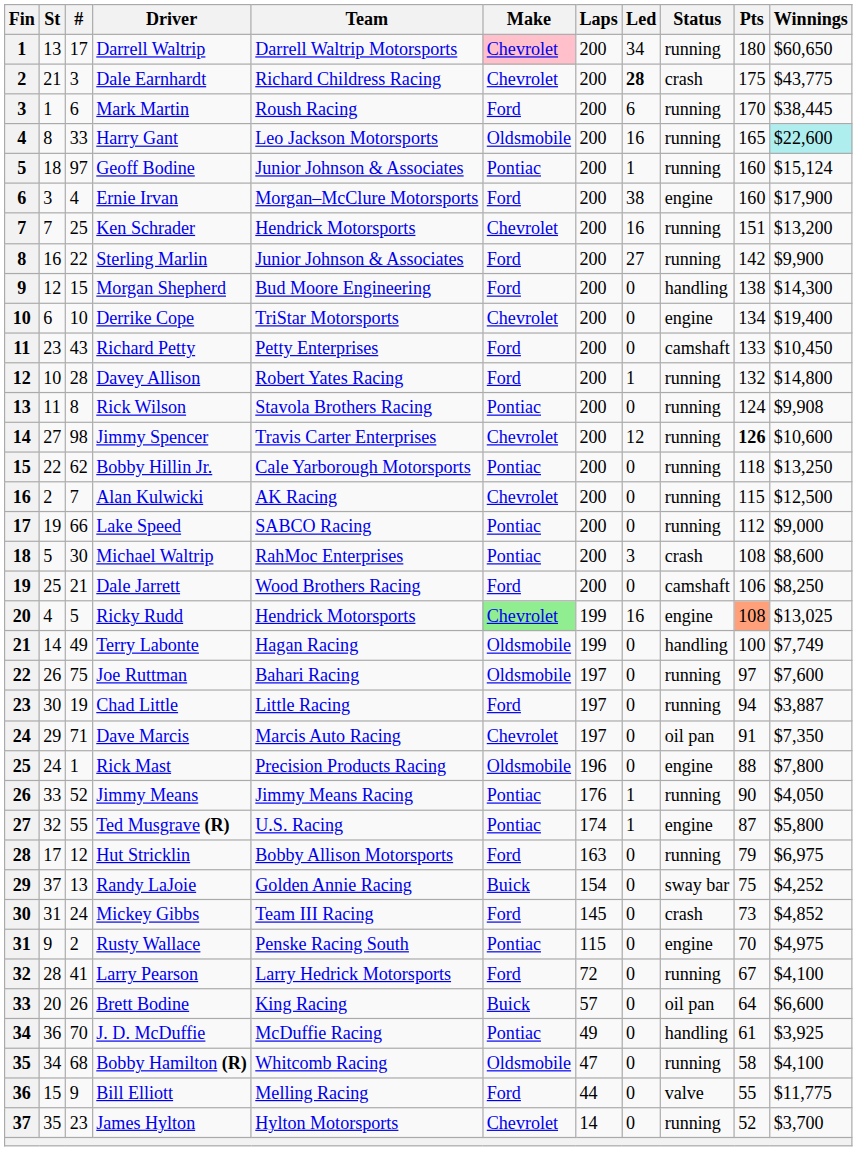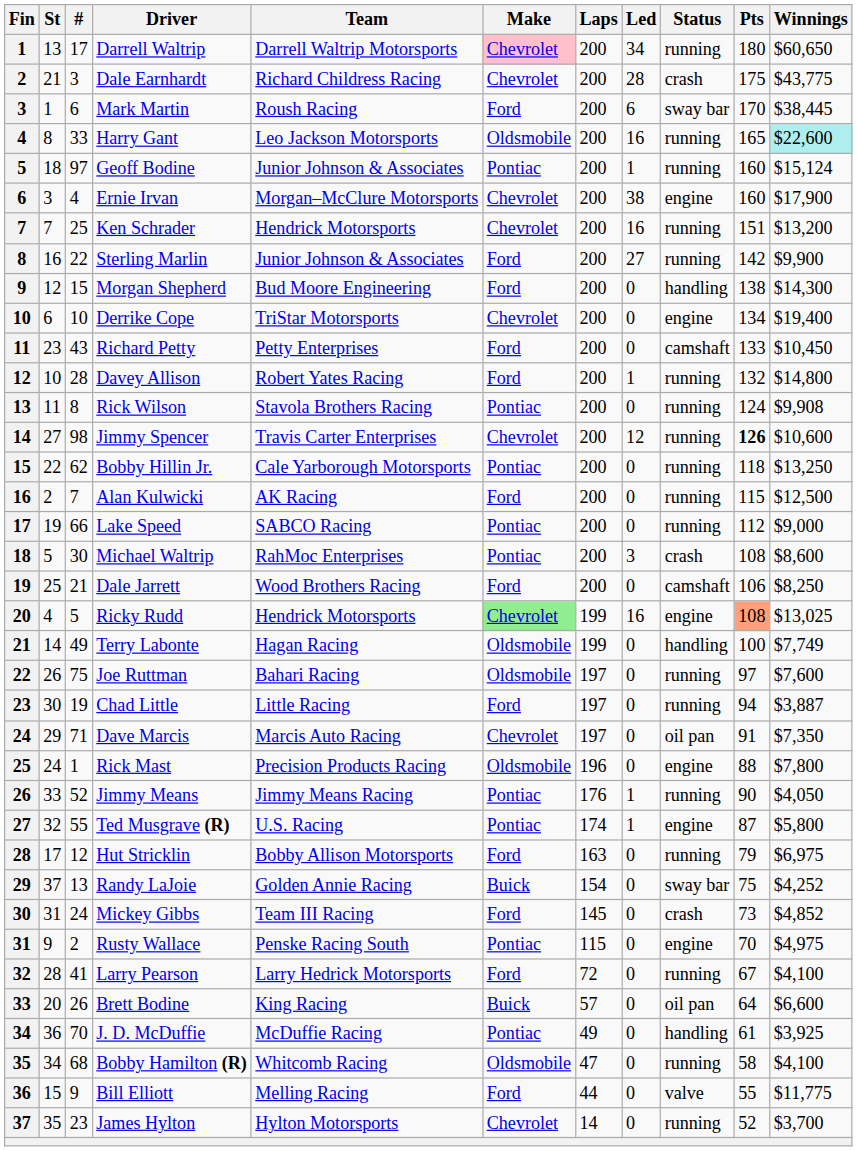(635, 79) bold -> (635, 79) normal
(693, 109) running -> (697, 109) sway bar
(504, 198) Ford -> (522, 198) Chevrolet
(522, 496) Chevrolet -> (504, 496) Ford
